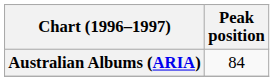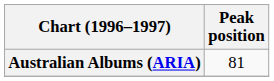(237, 62) 84 -> (237, 62) 81
